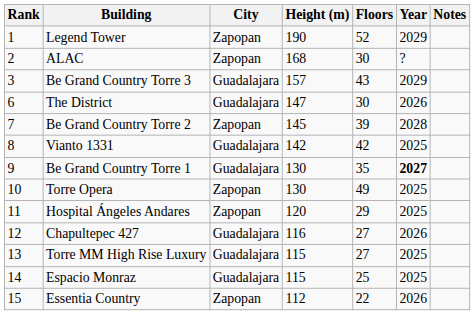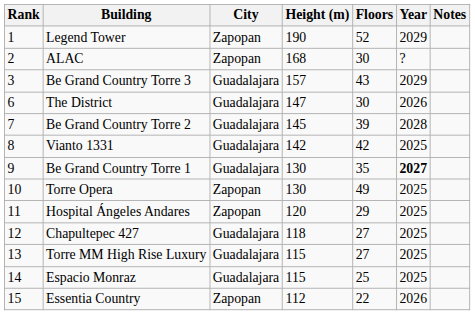(237, 124) Zapopan -> (246, 124) Guadalajara
(296, 233) 116 -> (296, 233) 118
(413, 233) 2026 -> (413, 233) 2025
